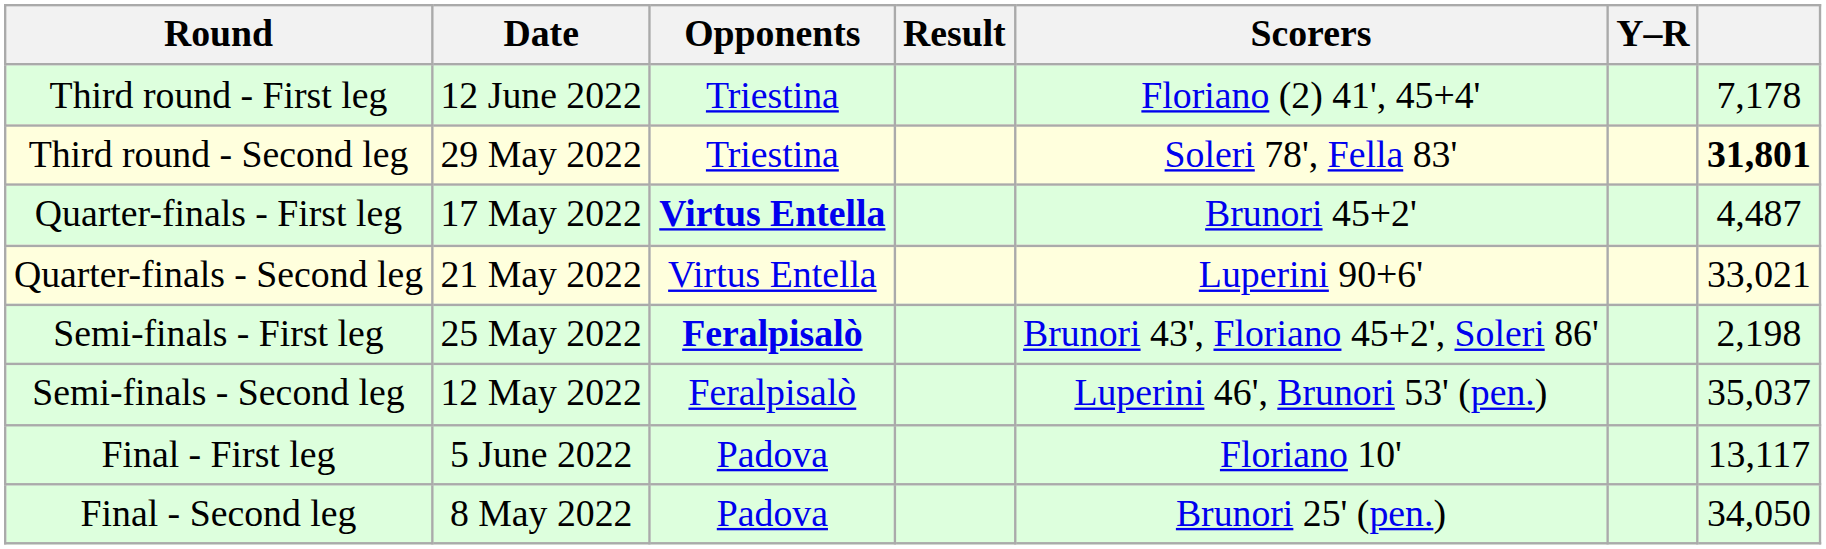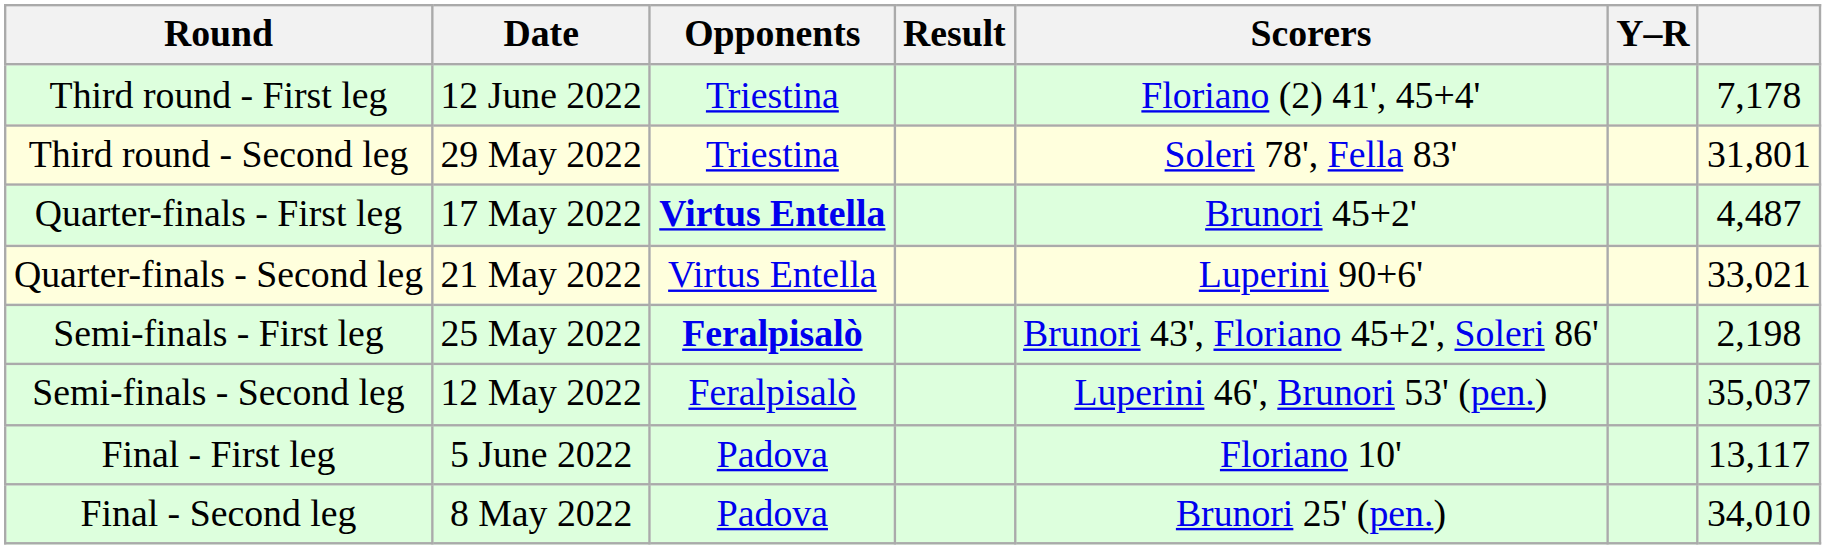(1759, 154) bold -> (1759, 154) normal
(1759, 513) 34,050 -> (1759, 513) 34,010
